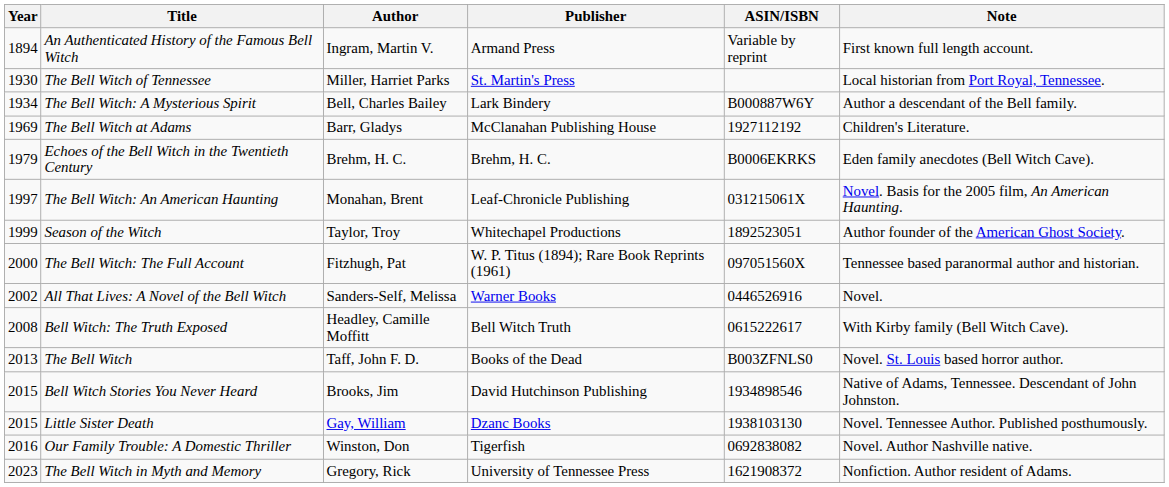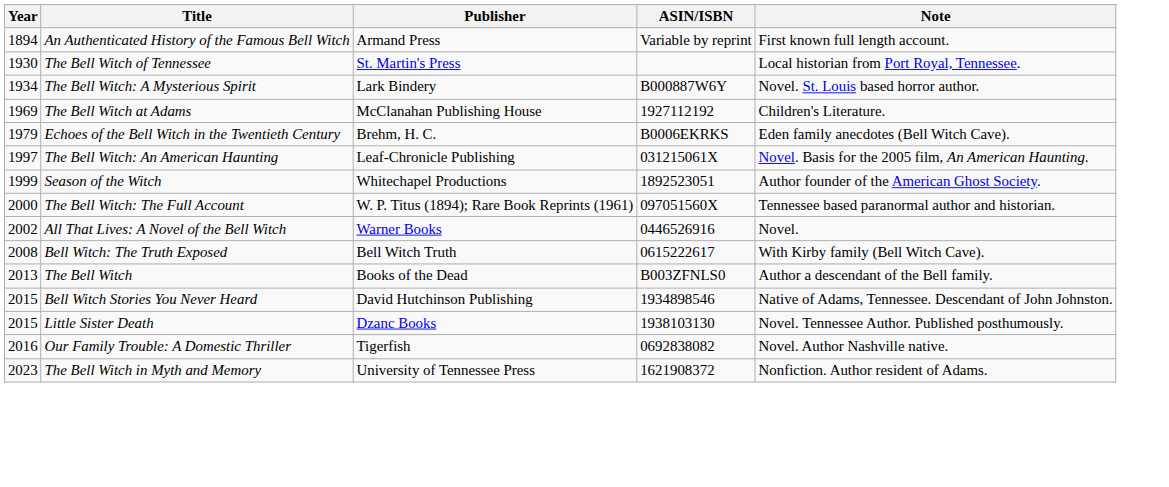- column: (395, 16)
(960, 103) Author a descendant of the Bell family. -> (869, 87) Novel. St. Louis based horror author.
(953, 359) Novel. St. Louis based horror author. -> (876, 275) Author a descendant of the Bell family.
